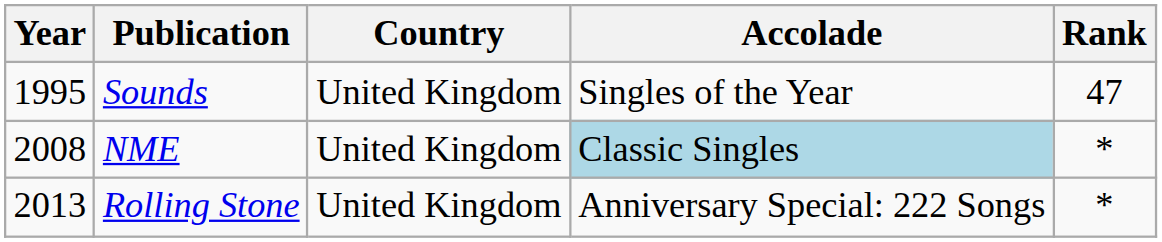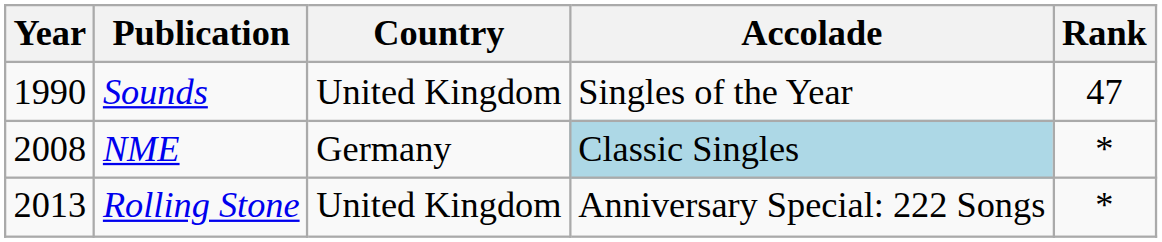(50, 90) 1995 -> (50, 90) 1990
(439, 148) United Kingdom -> (384, 148) Germany
